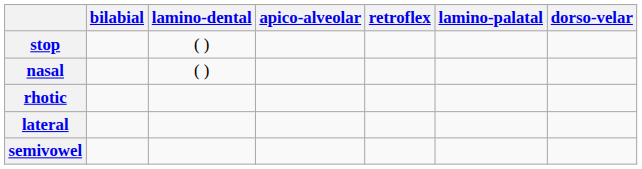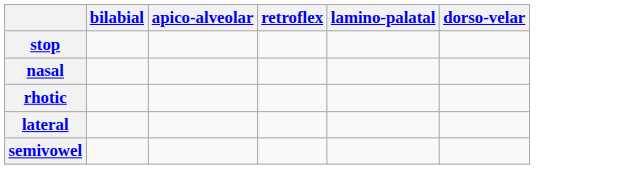- column: (202, 17)
